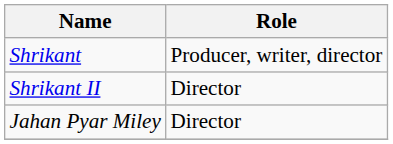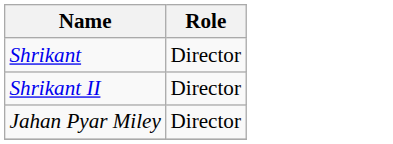(276, 54) Producer, writer, director -> (206, 54) Director
